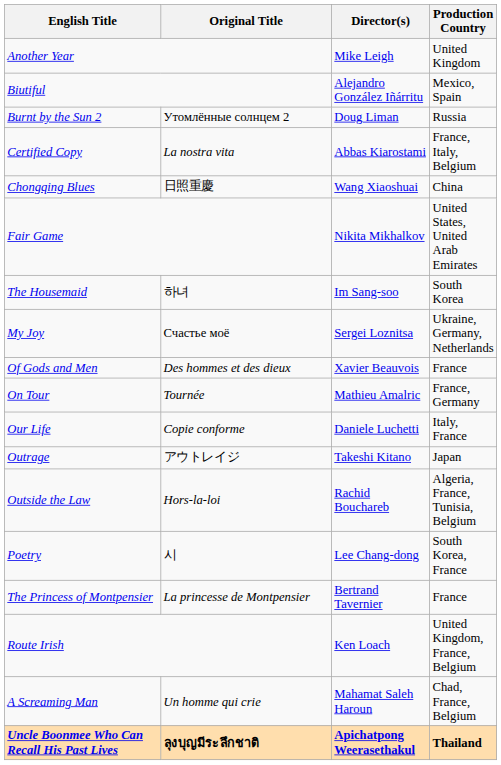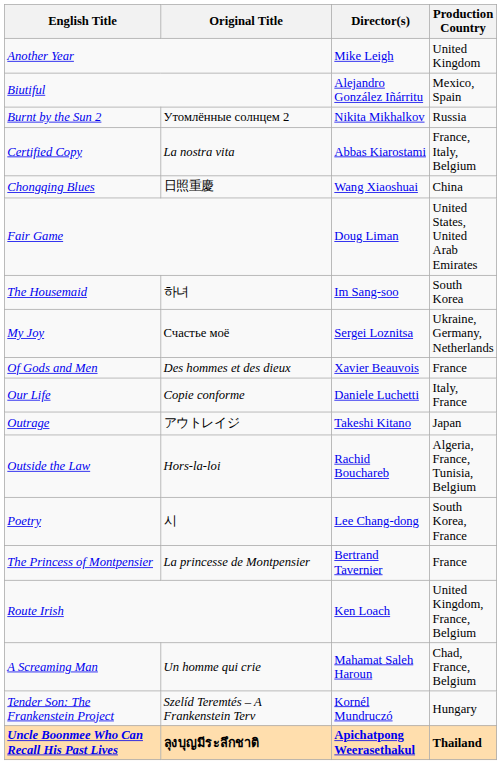(366, 117) Doug Liman -> (379, 117) Nikita Mikhalkov
(379, 236) Nikita Mikhalkov -> (366, 236) Doug Liman
- row: (28, 395)
+ row: (61, 708)
